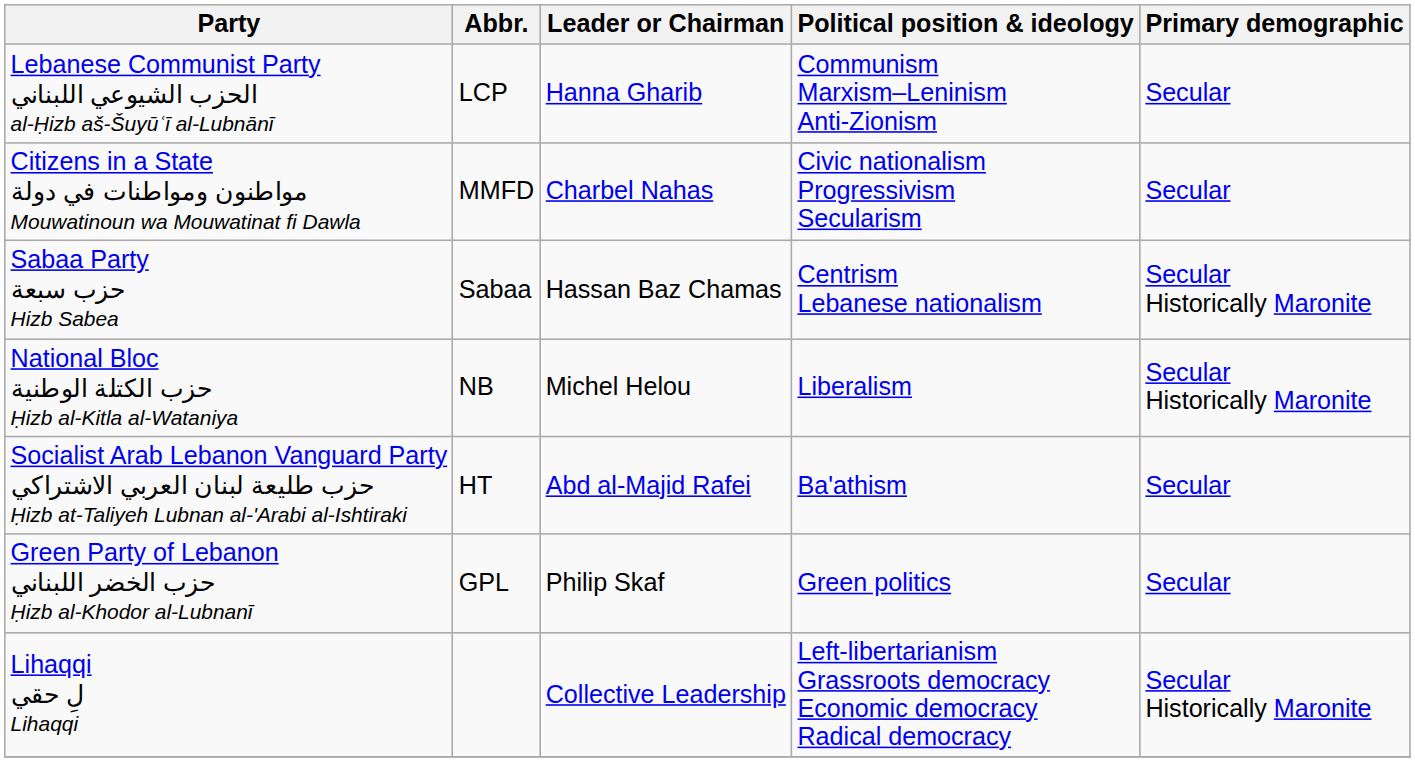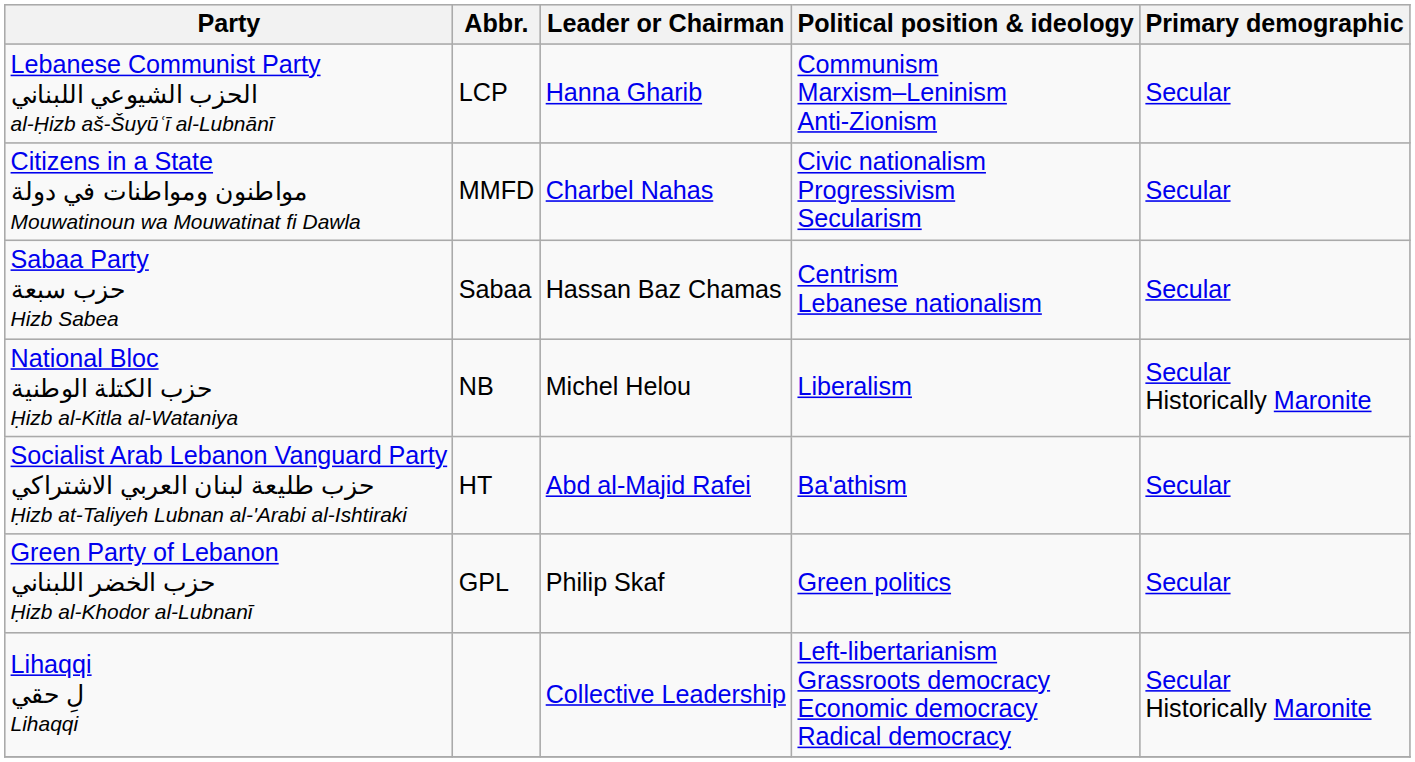(1258, 289) Secular Historically Maronite -> (1188, 289) Secular
